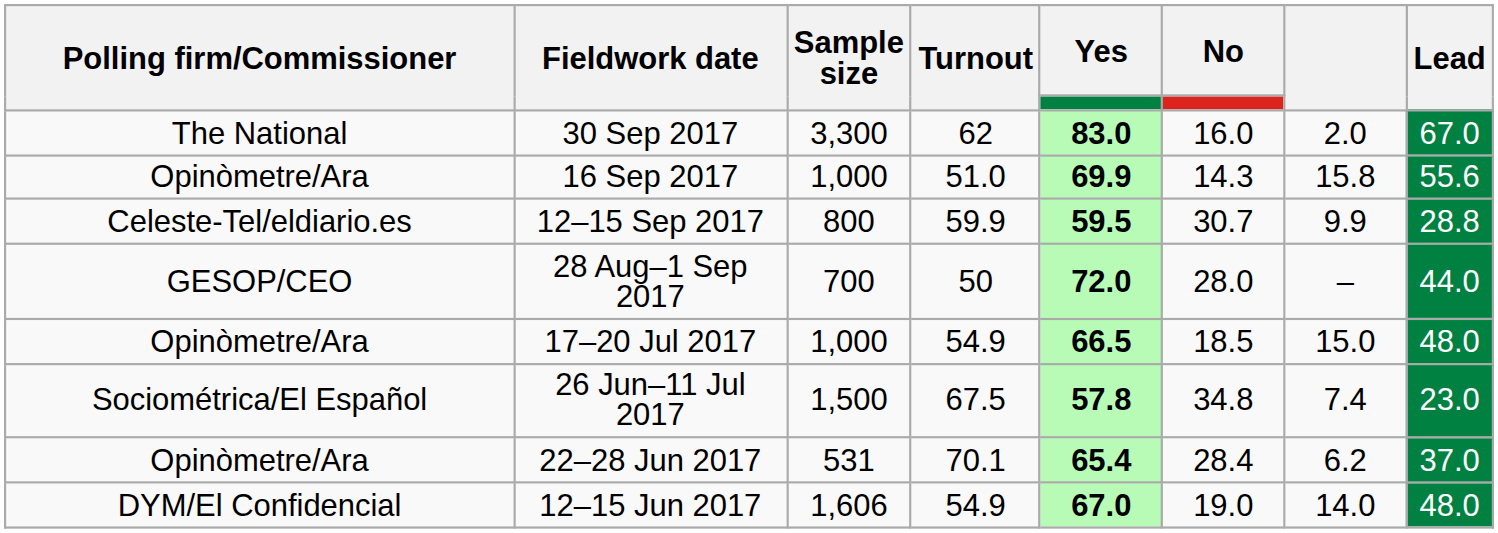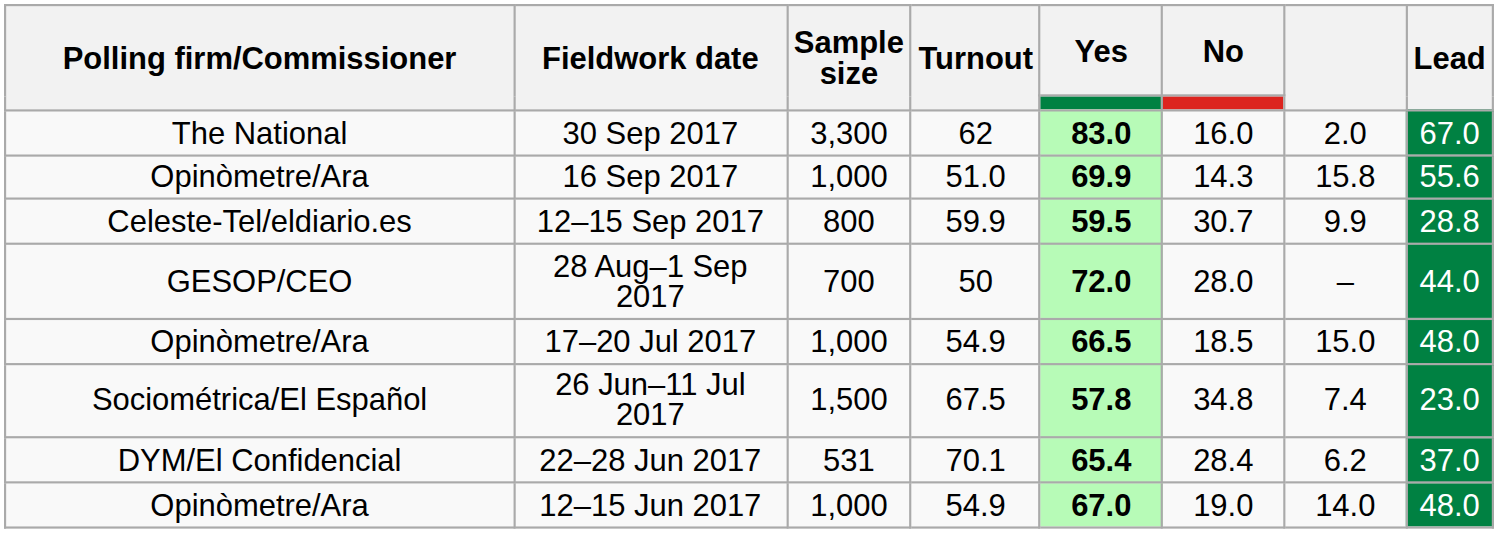(260, 460) Opinòmetre/Ara -> (260, 460) DYM/El Confidencial
(260, 505) DYM/El Confidencial -> (260, 505) Opinòmetre/Ara
(849, 505) 1,606 -> (849, 505) 1,000
